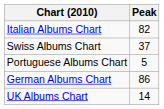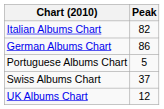rows swapped: (59, 79) <-> (54, 46)
(144, 96) 14 -> (144, 96) 12
